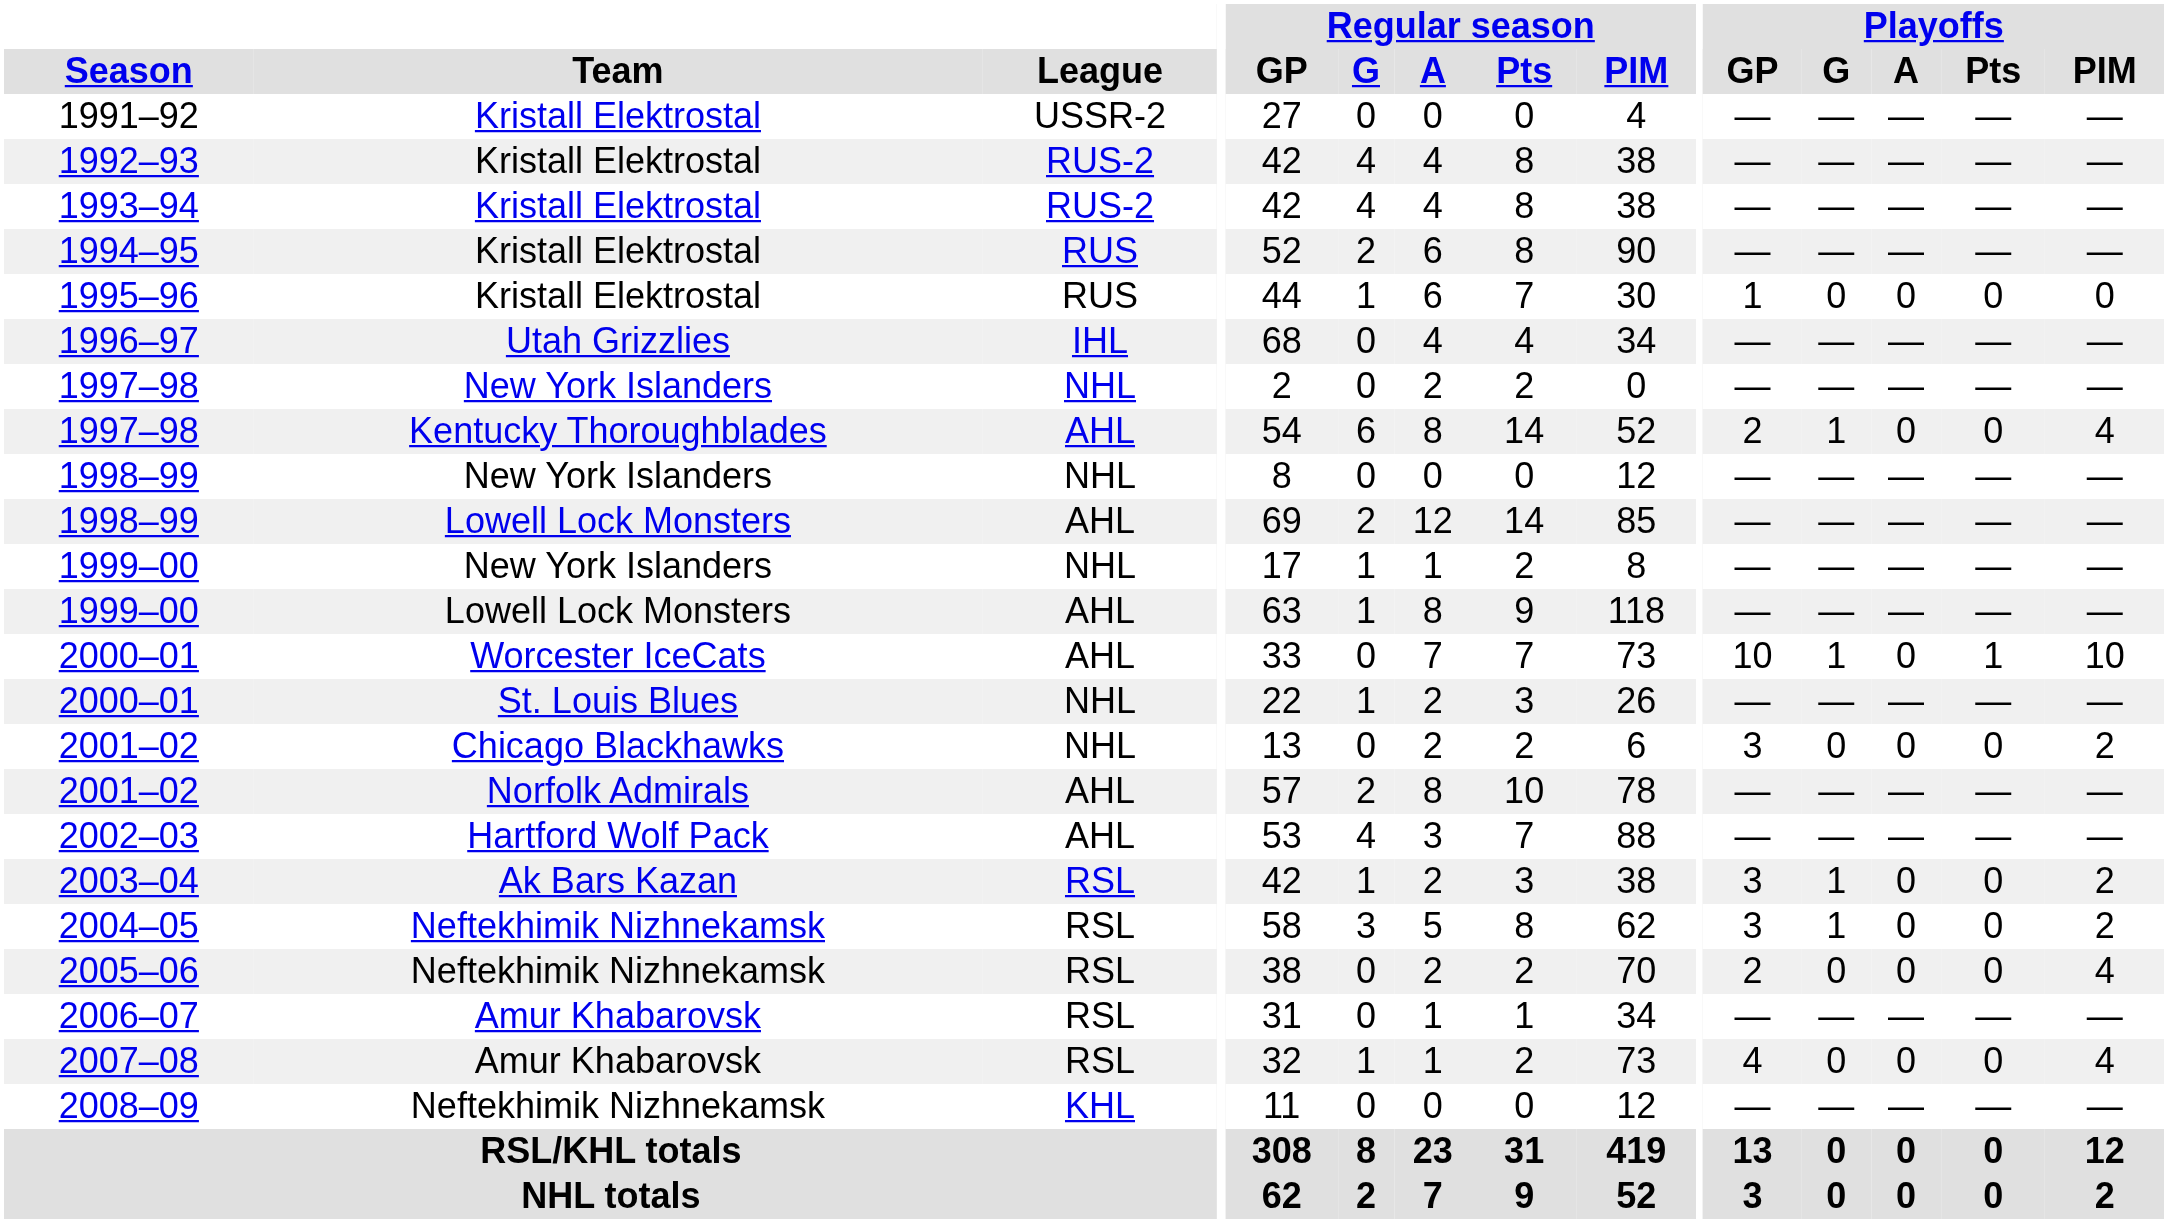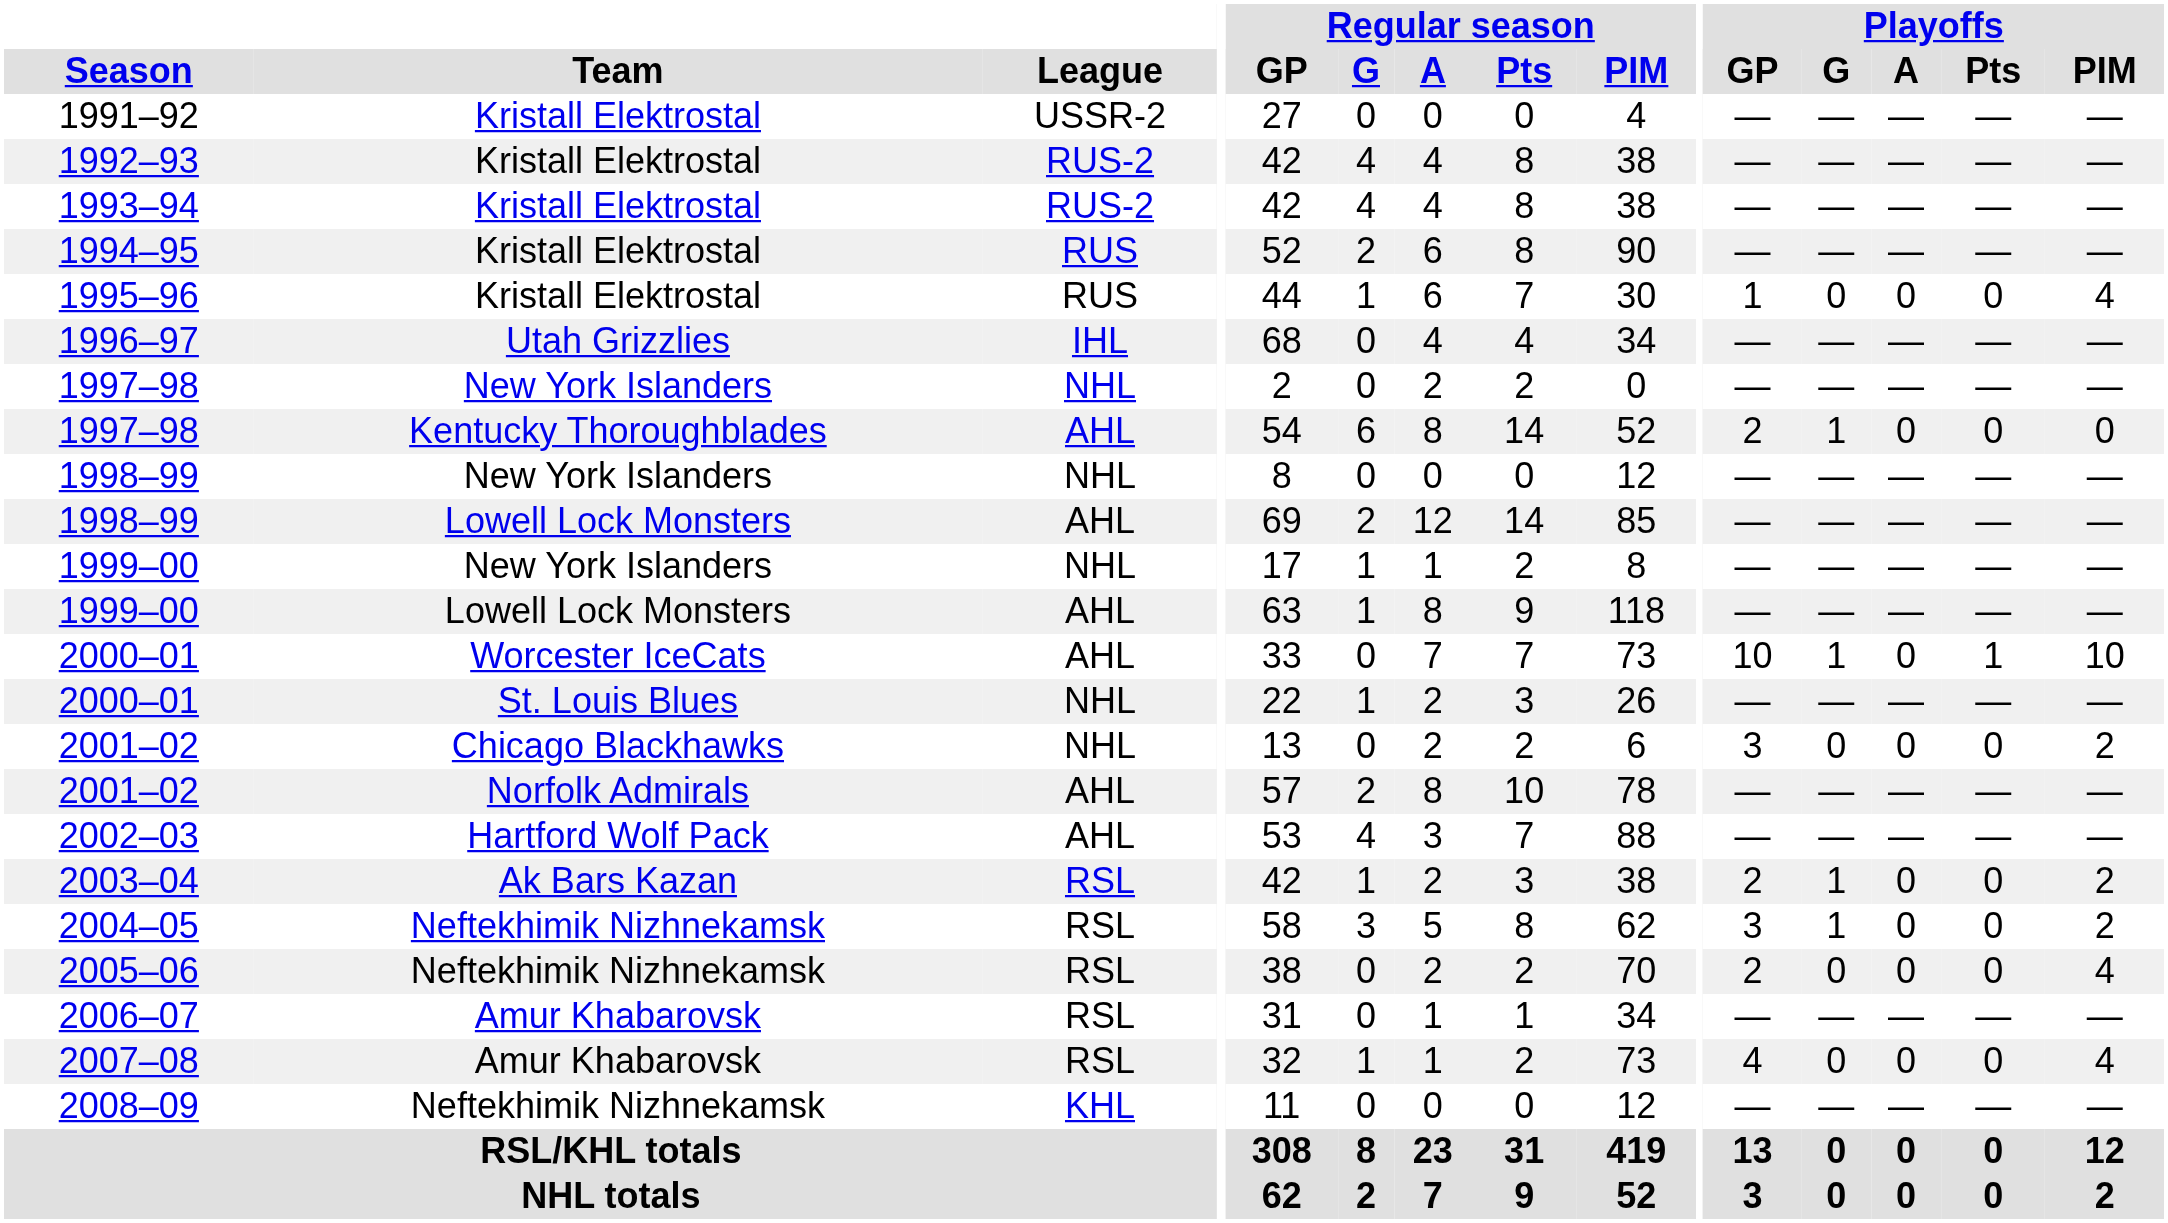(2105, 295) 0 -> (2105, 295) 4
(2105, 430) 4 -> (2105, 430) 0
(1752, 880) 3 -> (1752, 880) 2
